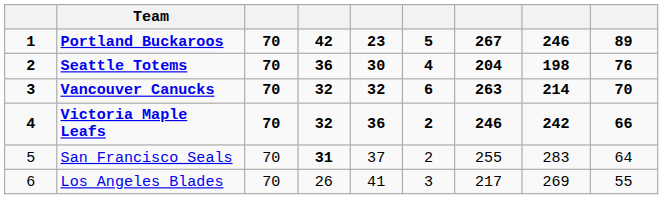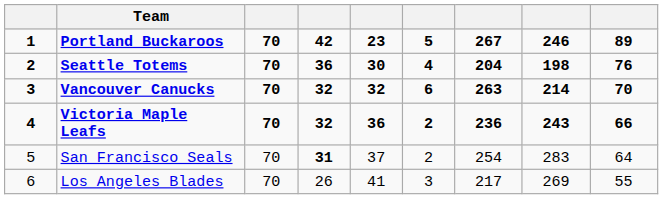(489, 124) 246 -> (489, 124) 236
(556, 124) 242 -> (556, 124) 243
(489, 157) 255 -> (489, 157) 254
